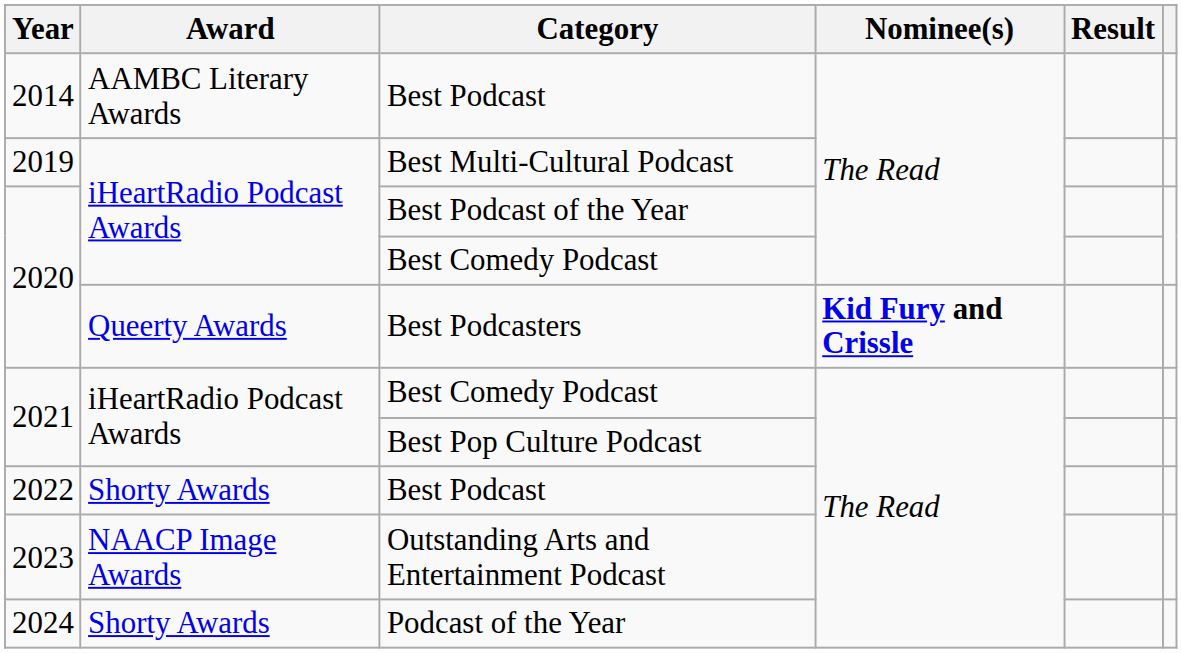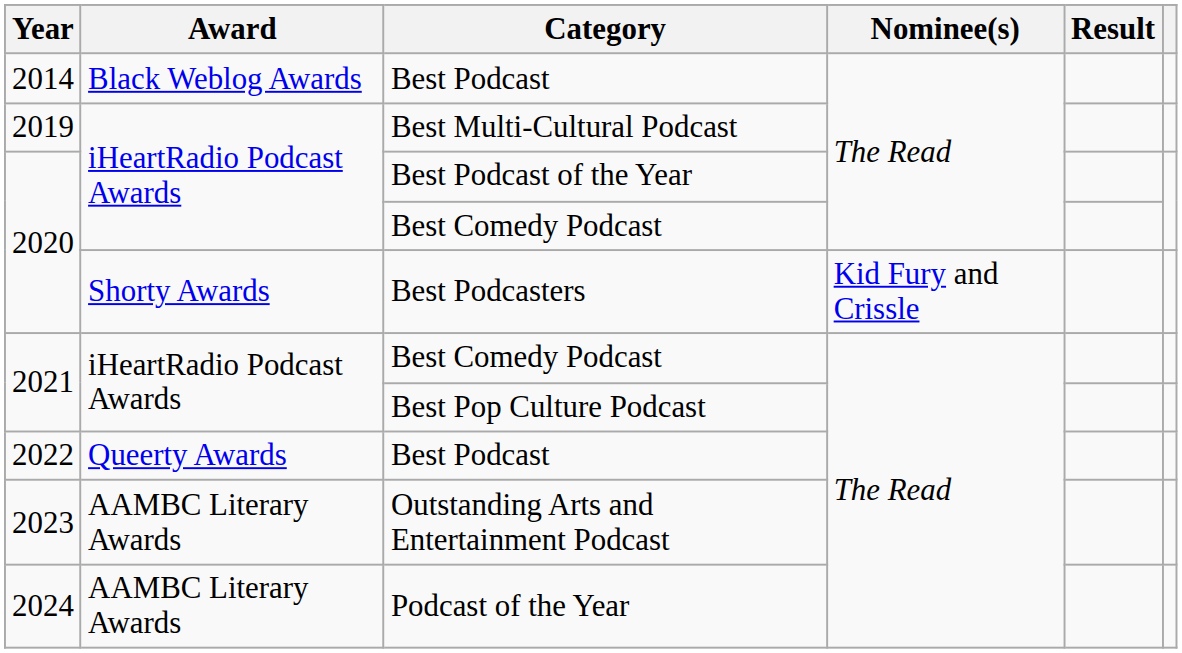(198, 95) AAMBC Literary Awards -> (225, 77) Black Weblog Awards
(187, 325) Queerty Awards -> (179, 291) Shorty Awards
(912, 325) bold -> (916, 291) normal
(179, 490) Shorty Awards -> (187, 455) Queerty Awards
(182, 556) NAACP Image Awards -> (198, 521) AAMBC Literary Awards
(179, 622) Shorty Awards -> (198, 605) AAMBC Literary Awards
